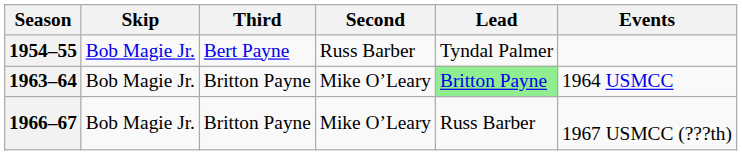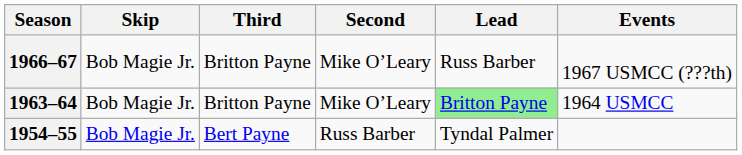rows swapped: (43, 50) <-> (43, 122)
